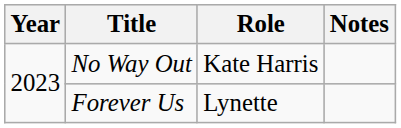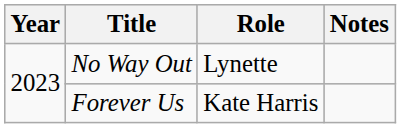(261, 63) Kate Harris -> (240, 63) Lynette
(240, 102) Lynette -> (261, 102) Kate Harris
